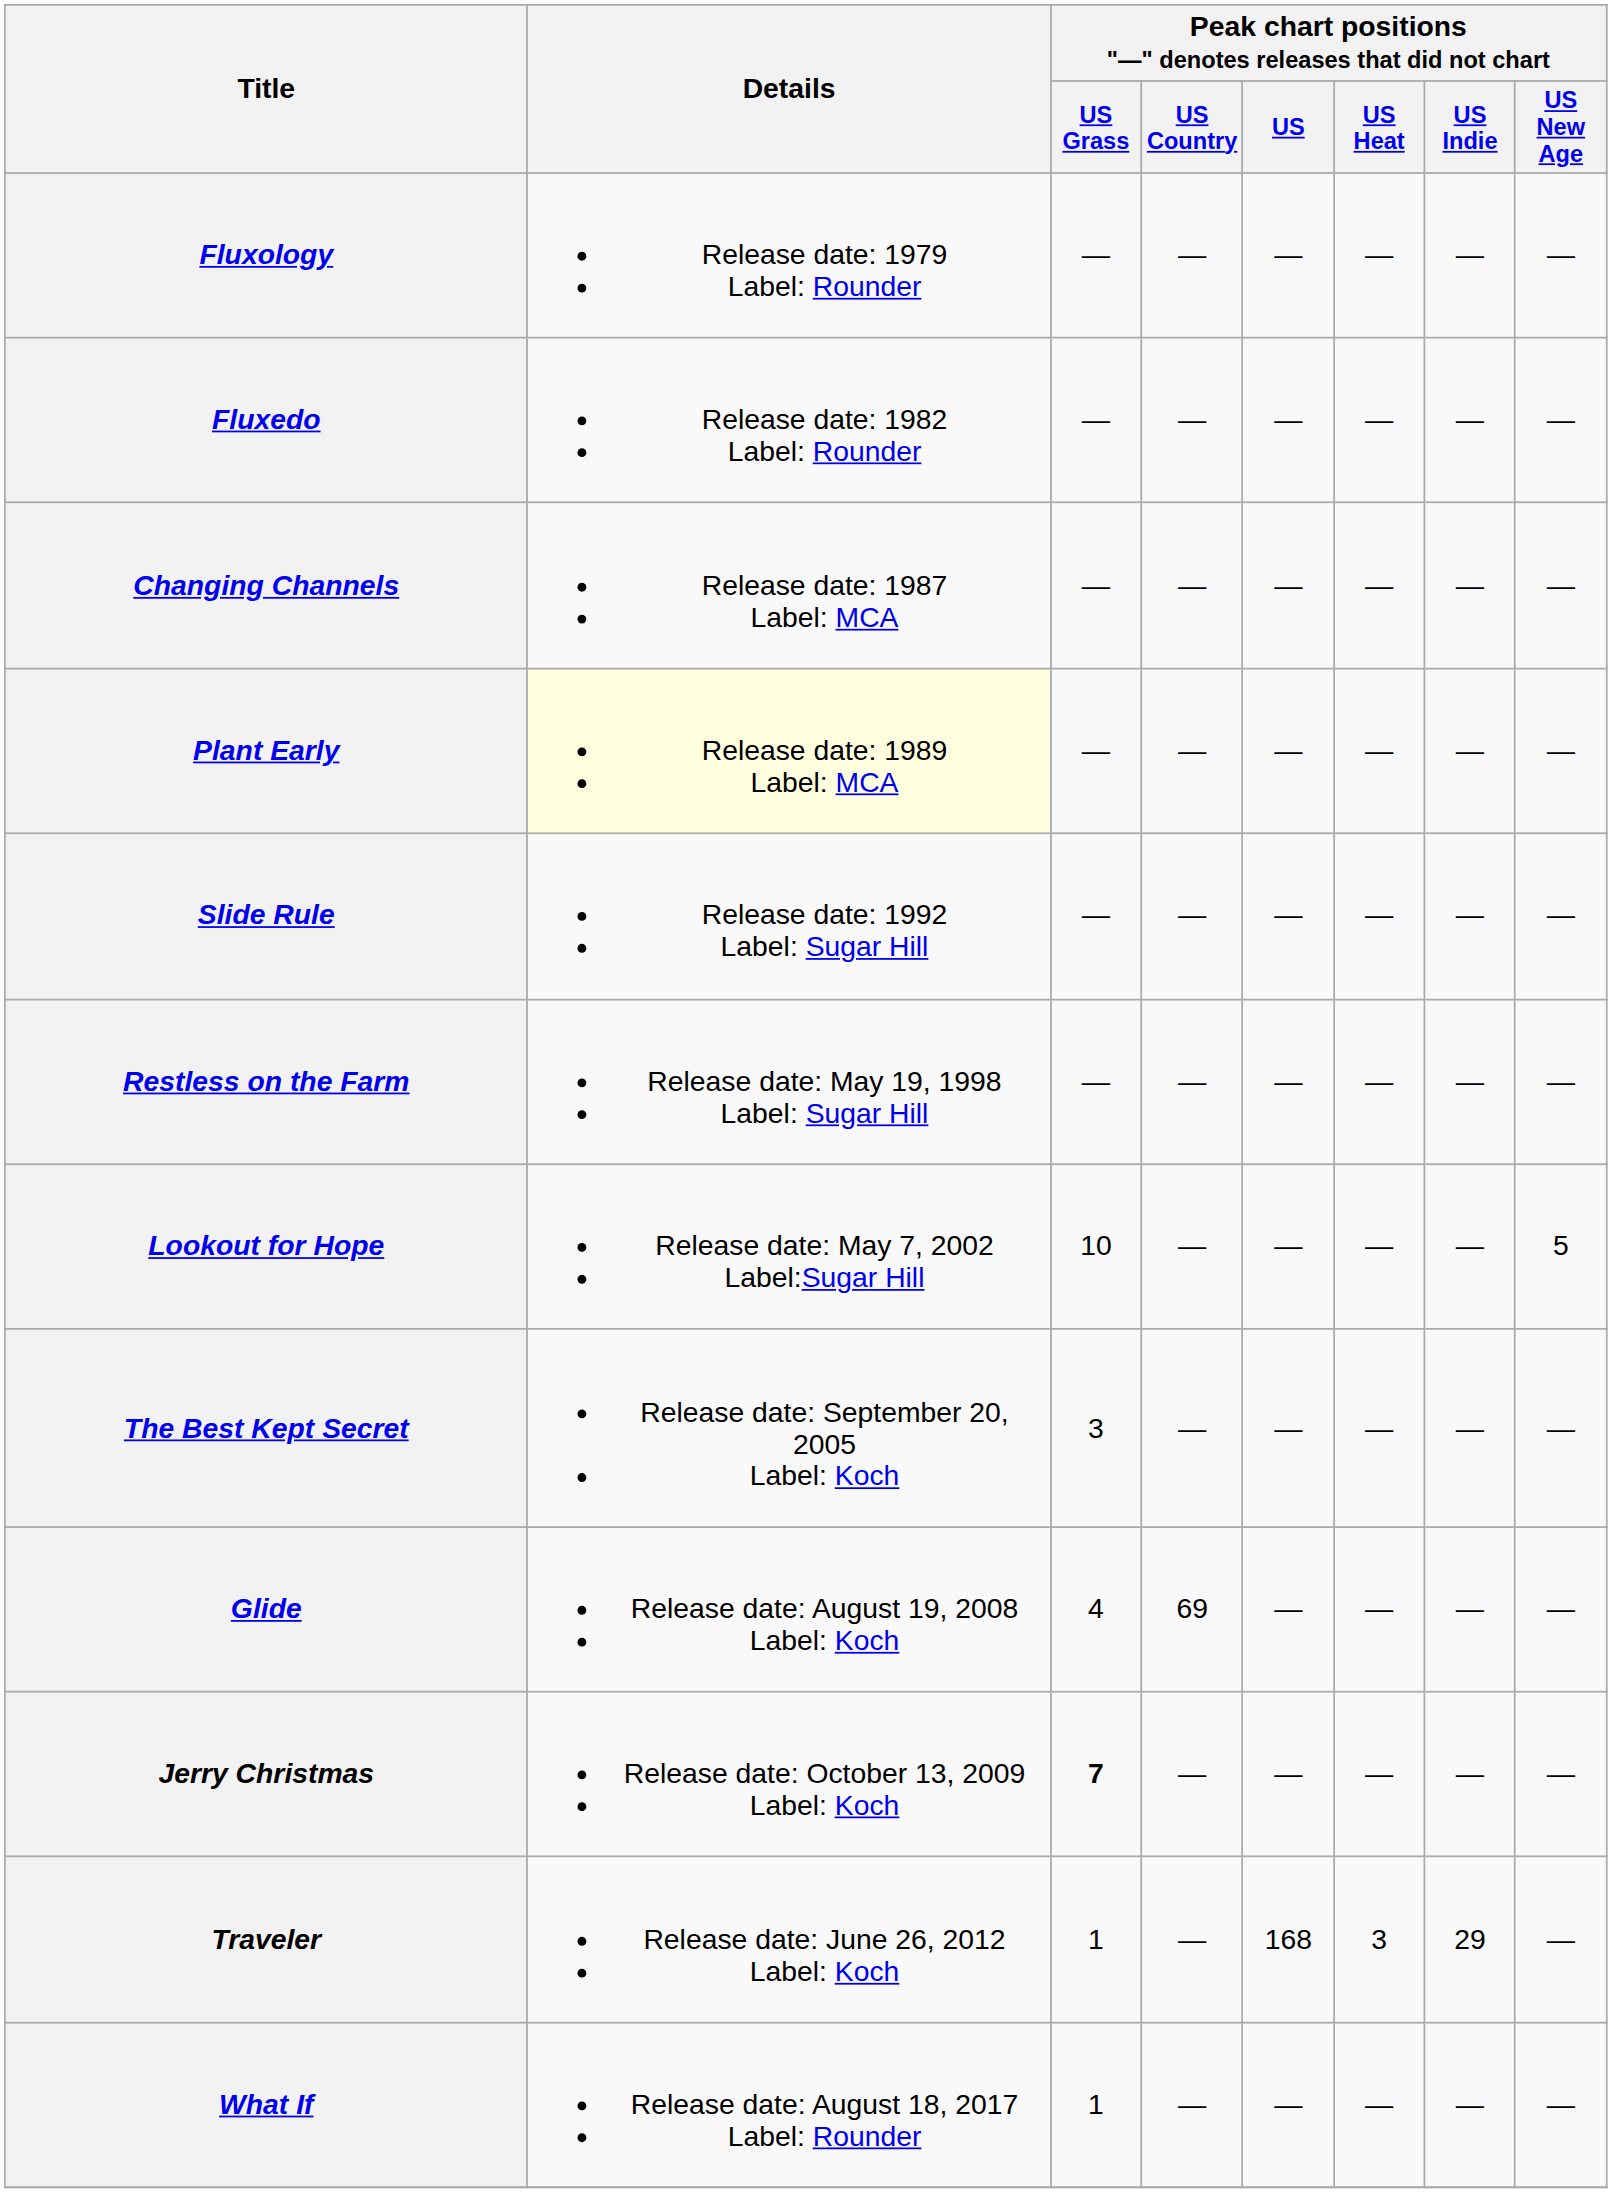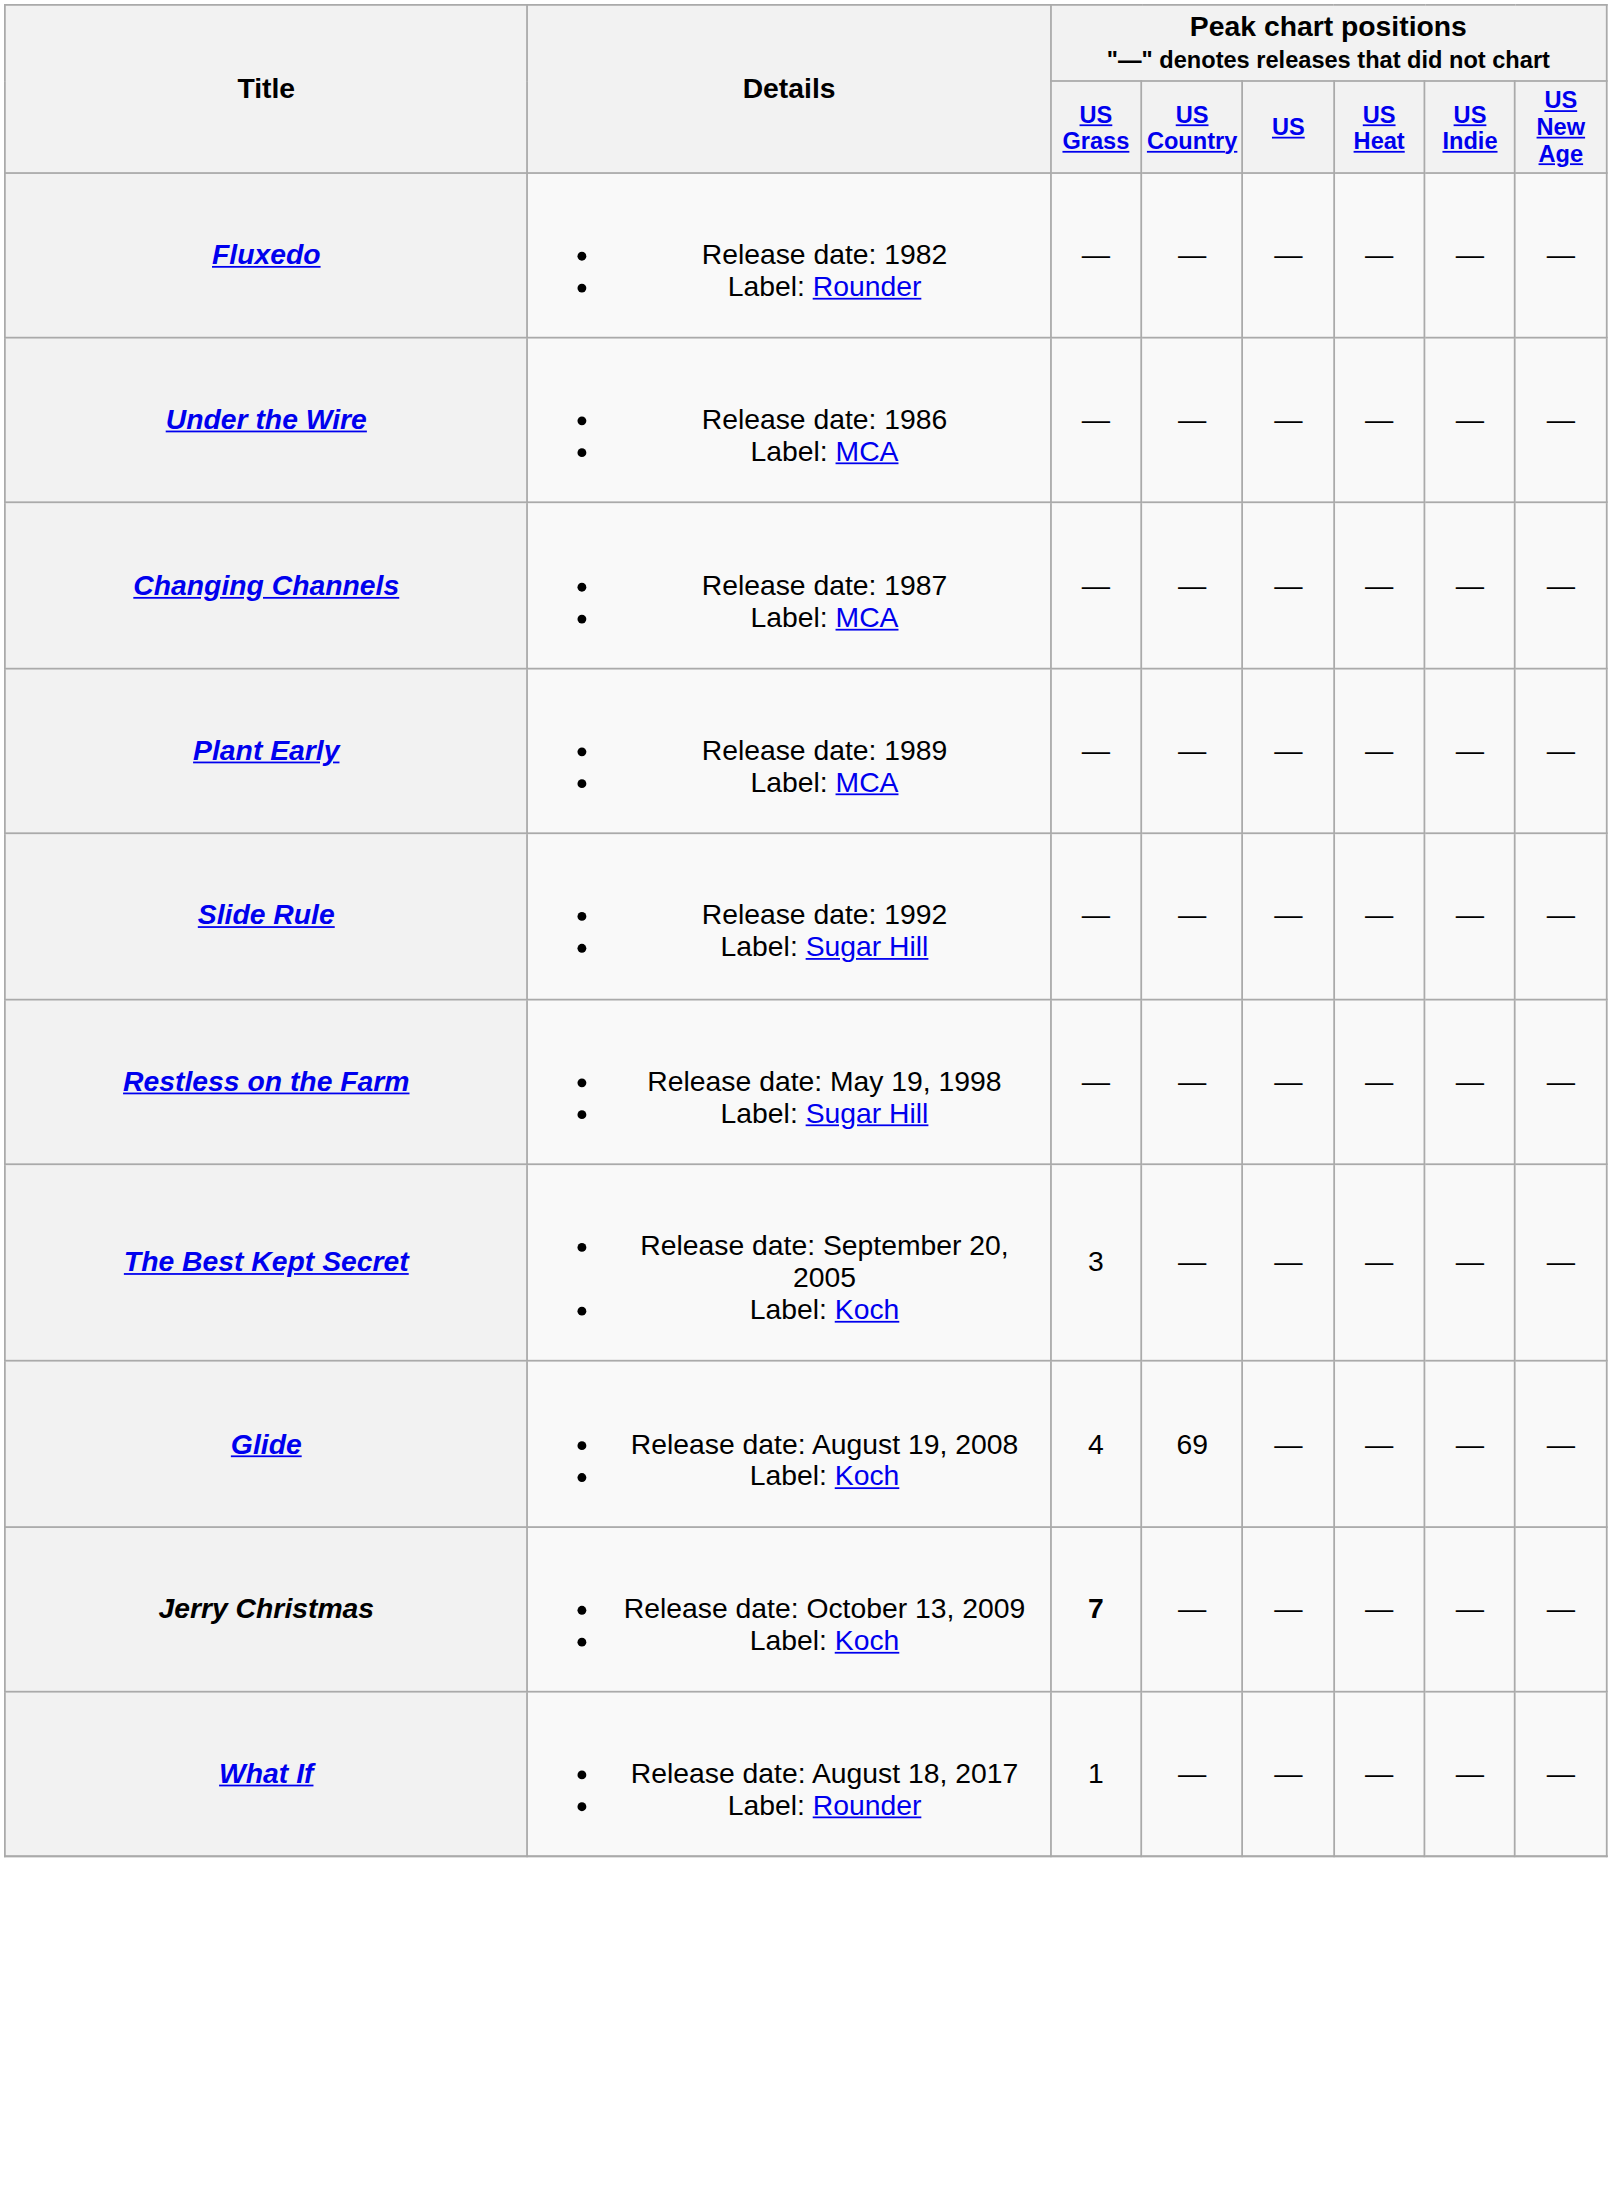- row: (266, 254)
+ row: (266, 420)
(789, 767) lightyellow background -> (789, 767) no background
- row: (266, 1246)
- row: (266, 1939)
